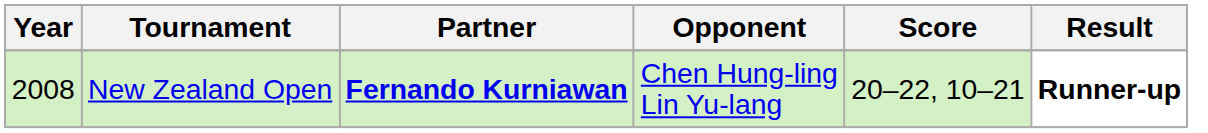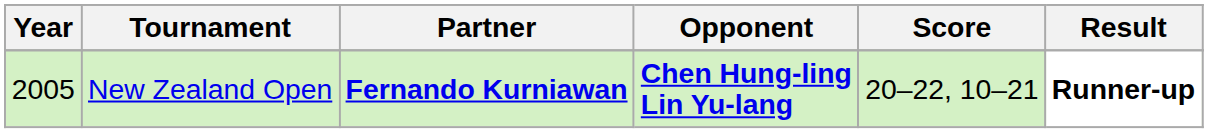(43, 88) 2008 -> (43, 88) 2005
(739, 88) normal -> (746, 88) bold
